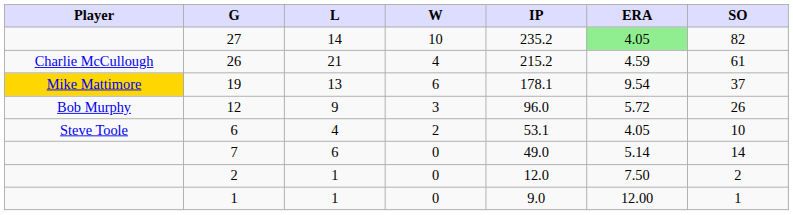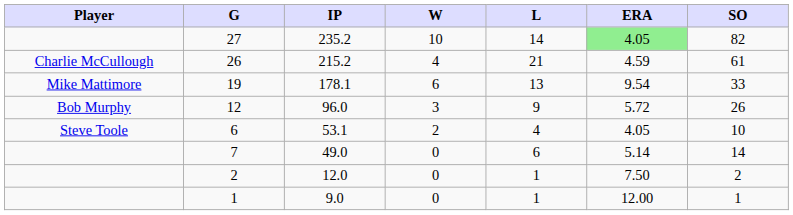columns swapped: (536, 15) <-> (335, 15)
(94, 84) gold background -> (94, 84) no background
(738, 84) 37 -> (738, 84) 33
